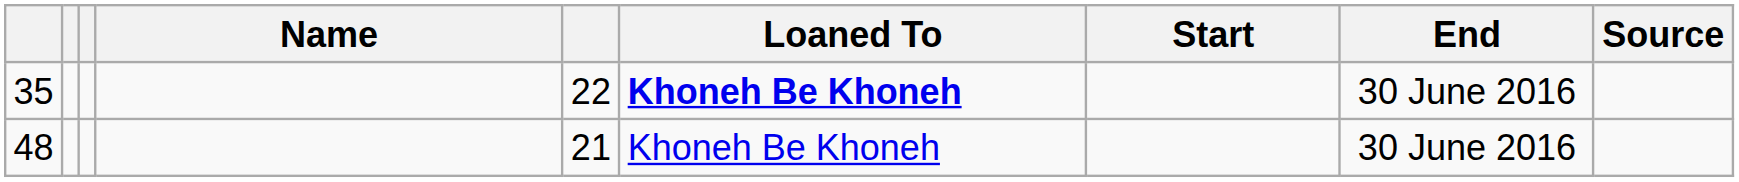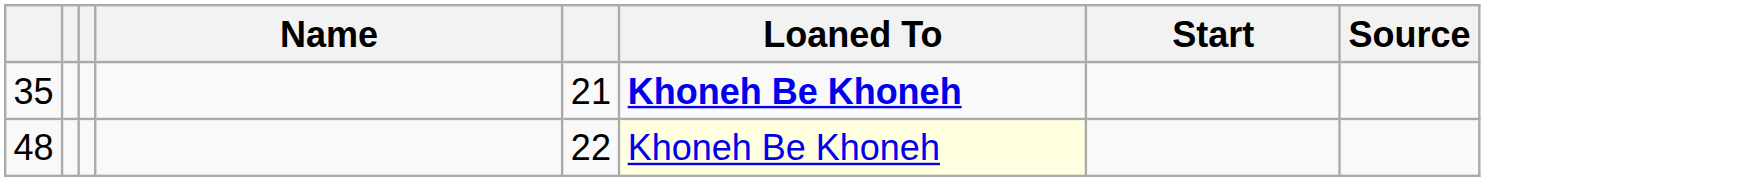- column: (1467, 34)
(591, 91) 22 -> (591, 91) 21
(591, 148) 21 -> (591, 148) 22
(784, 148) no background -> (784, 148) lightyellow background
